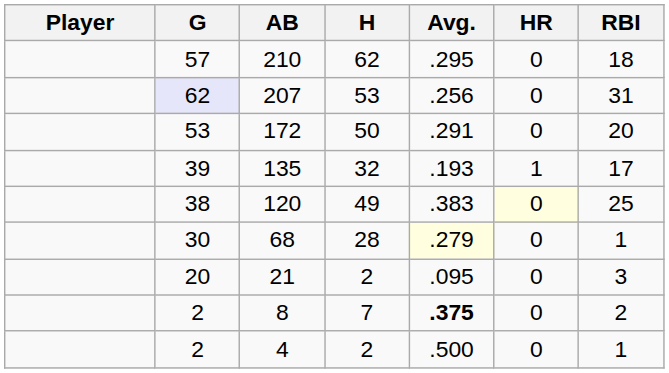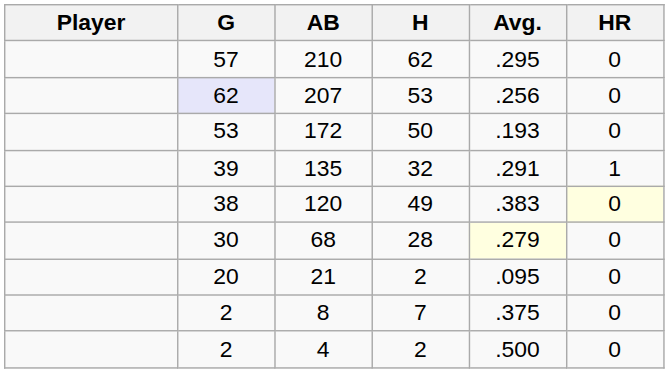- column: (621, 22)
(452, 131) .291 -> (518, 131) .193
(452, 167) .193 -> (518, 167) .291
(452, 312) bold -> (518, 312) normal
